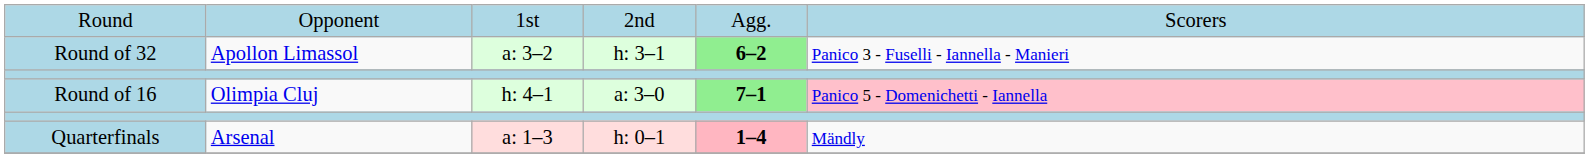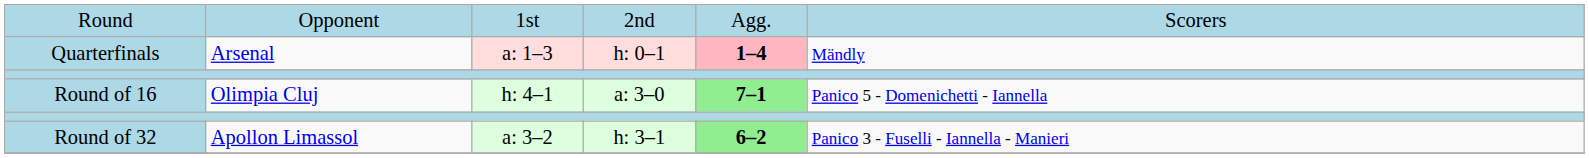rows swapped: (105, 53) <-> (105, 137)
(929, 96) pink background -> (929, 96) no background
